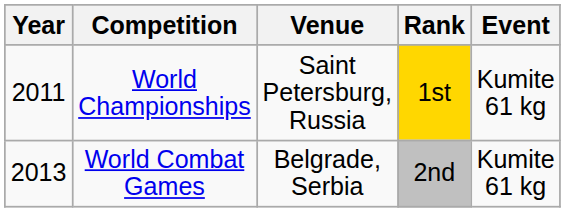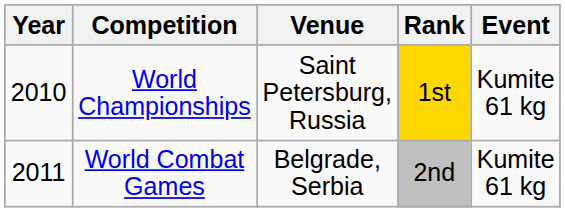(39, 92) 2011 -> (39, 92) 2010
(39, 174) 2013 -> (39, 174) 2011
